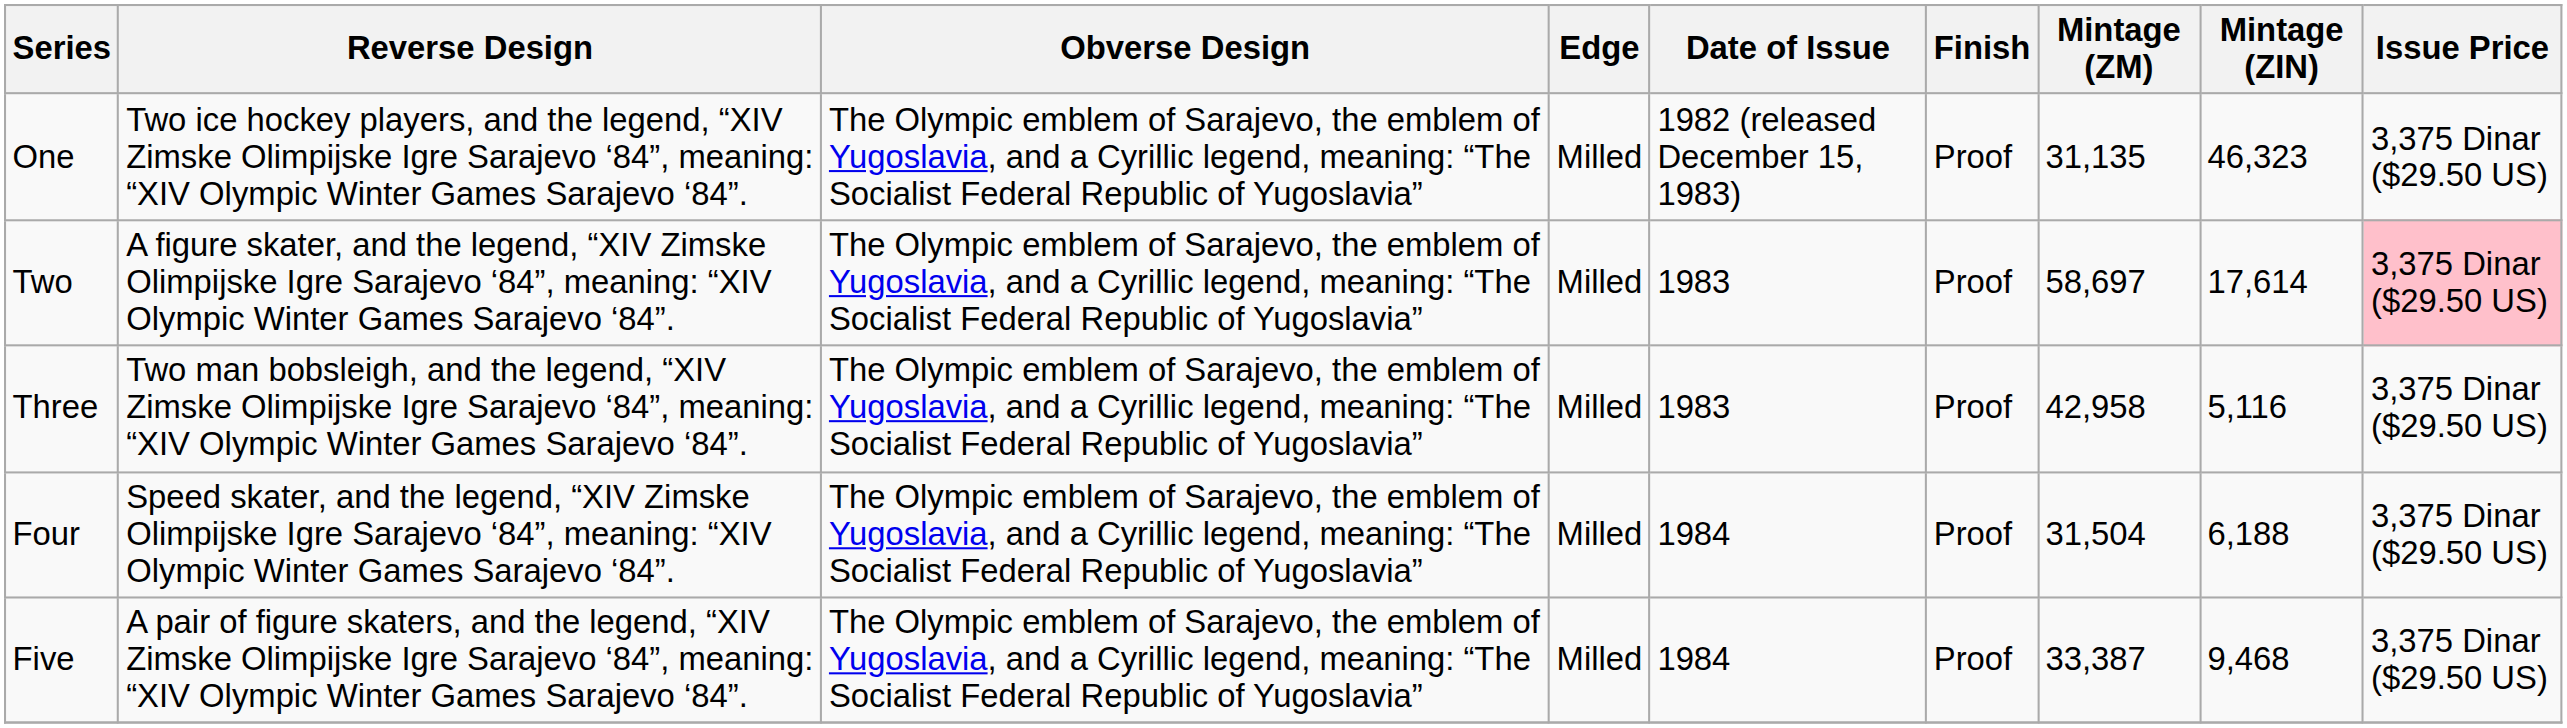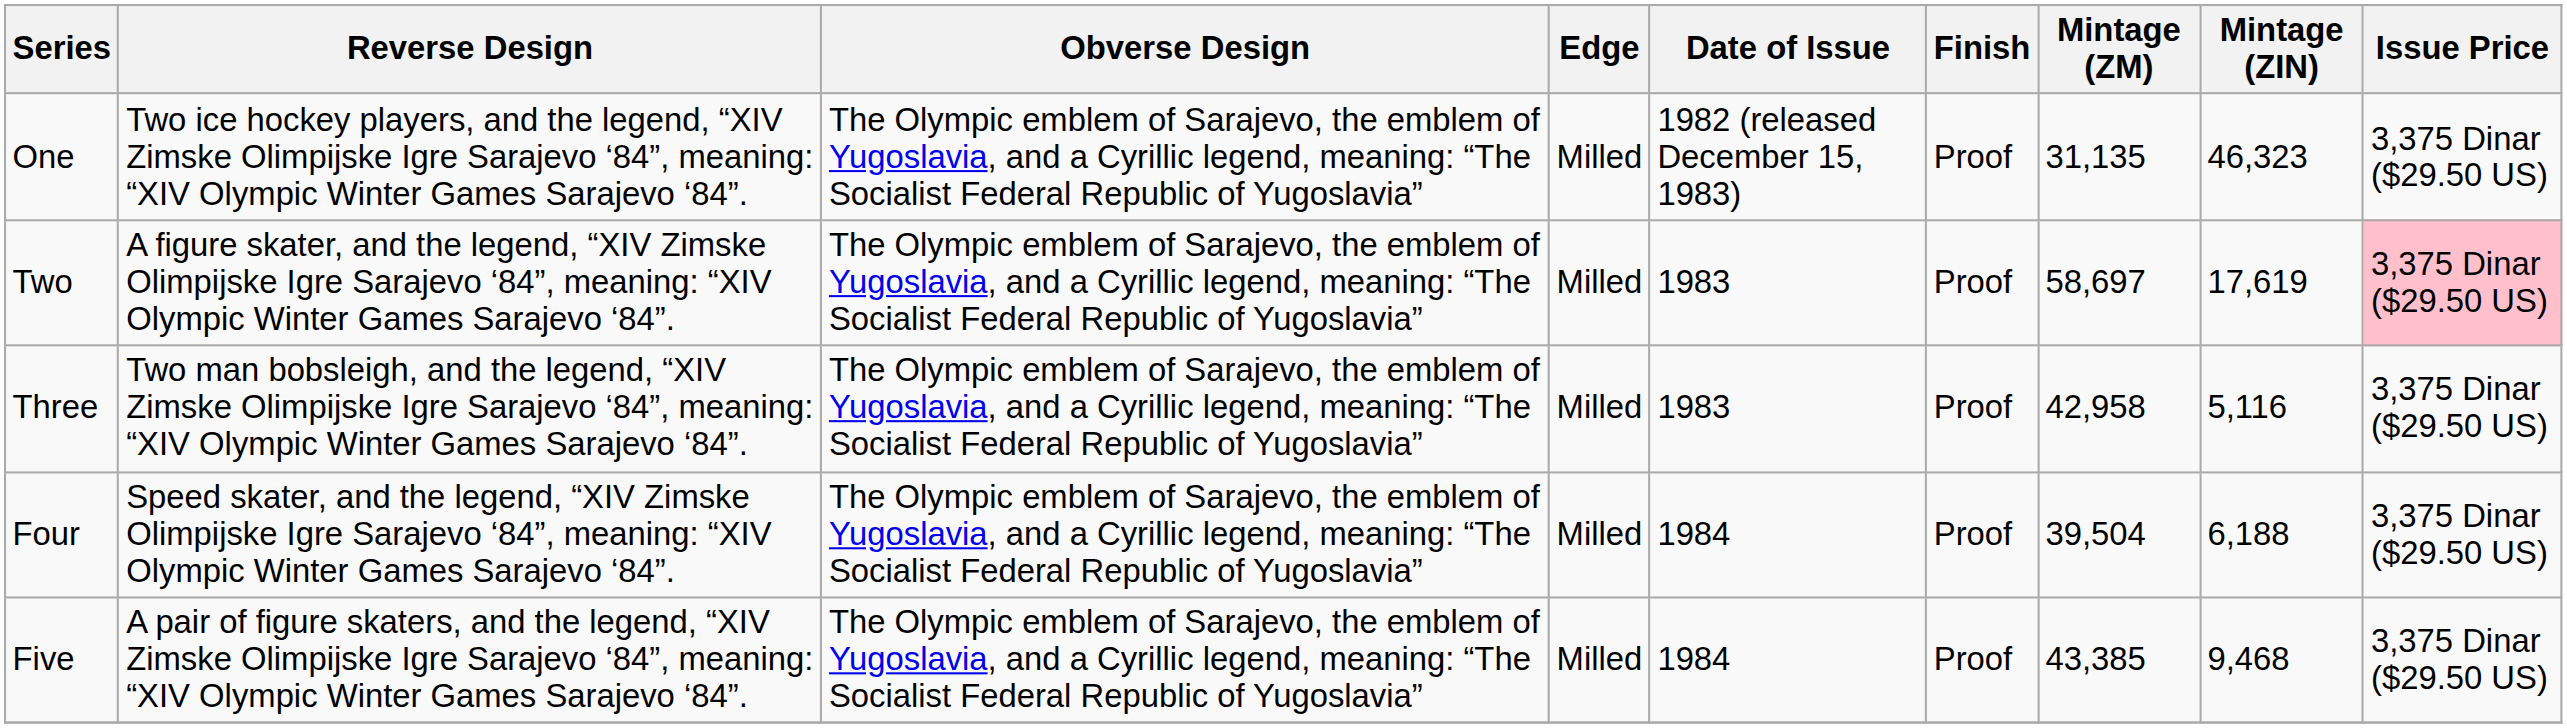(2258, 282) 17,614 -> (2258, 282) 17,619
(2096, 533) 31,504 -> (2096, 533) 39,504
(2096, 659) 33,387 -> (2096, 659) 43,385
